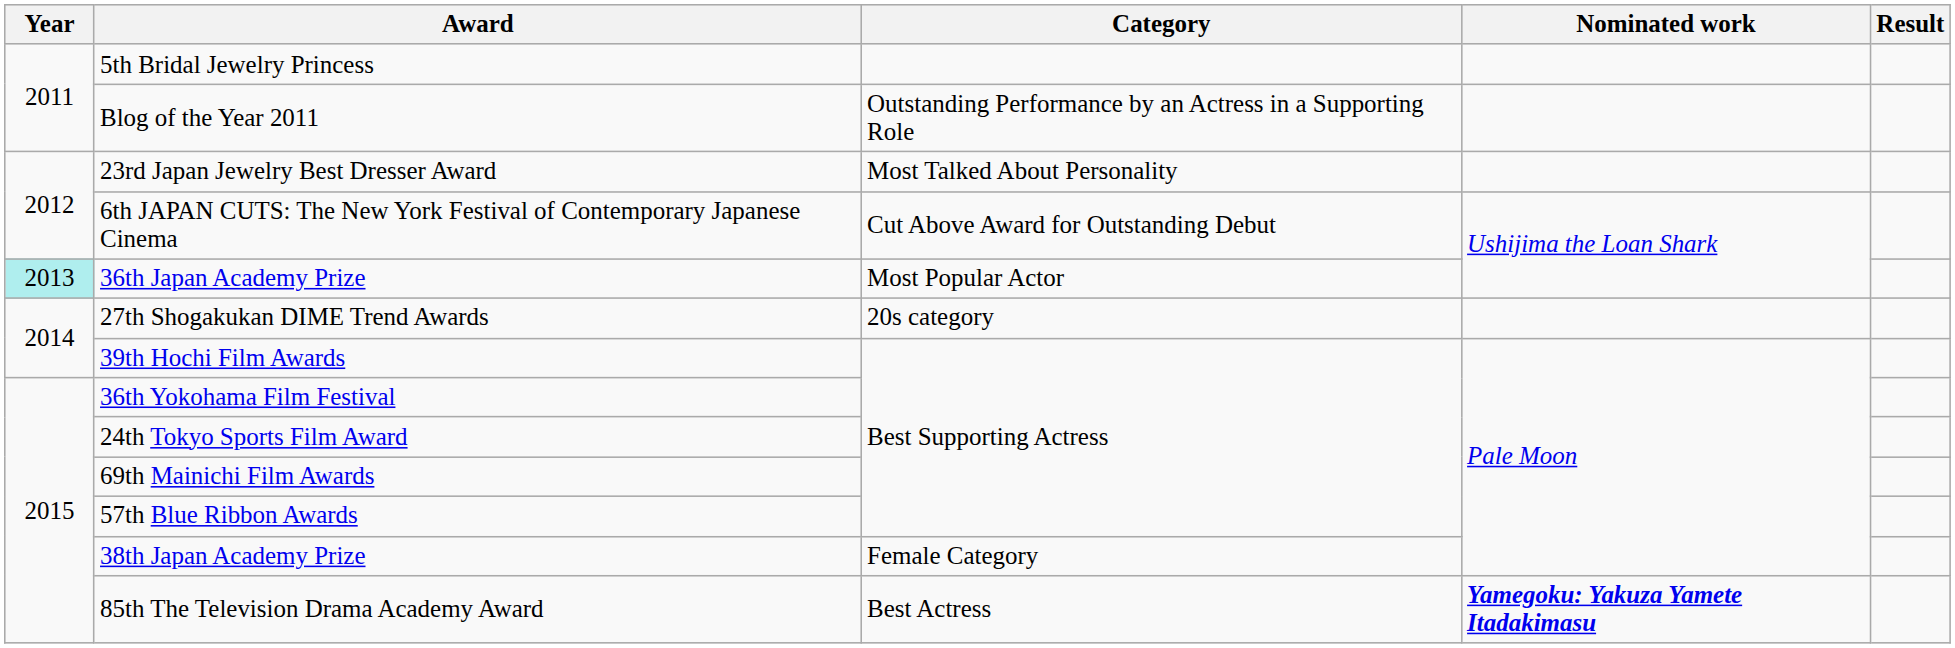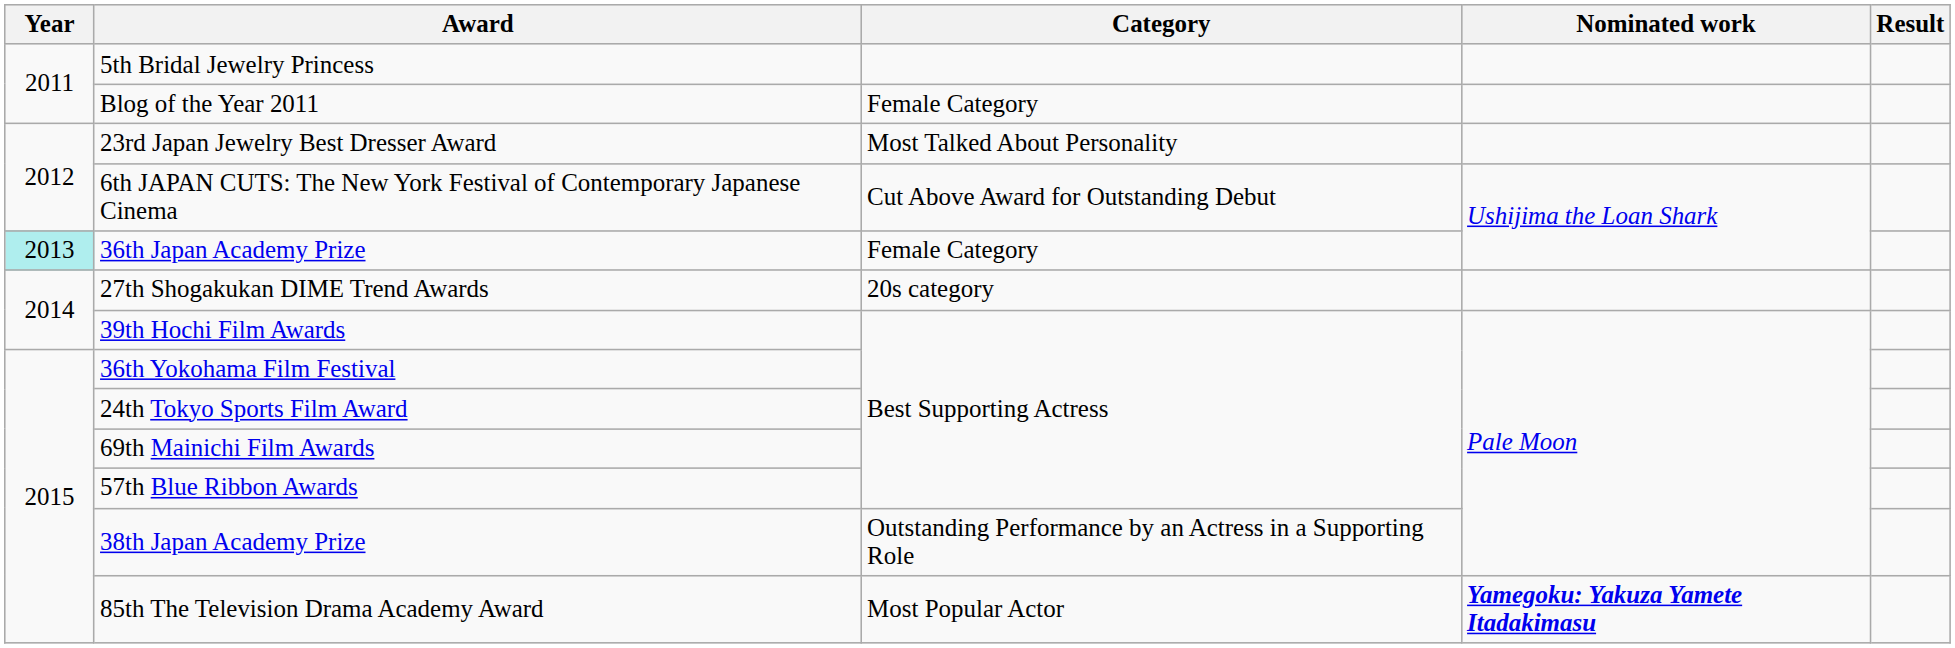(1145, 117) Outstanding Performance by an Actress in a Supporting Role -> (953, 103) Female Category
(966, 278) Most Popular Actor -> (953, 250) Female Category
(953, 555) Female Category -> (1145, 541) Outstanding Performance by an Actress in a Supporting Role
(929, 609) Best Actress -> (966, 609) Most Popular Actor
